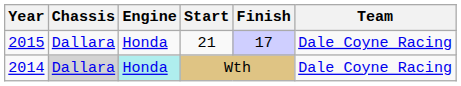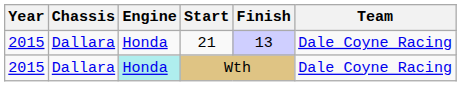(264, 42) 17 -> (264, 42) 13
(26, 68) 2014 -> (26, 68) 2015
(83, 68) lightgrey background -> (83, 68) no background
